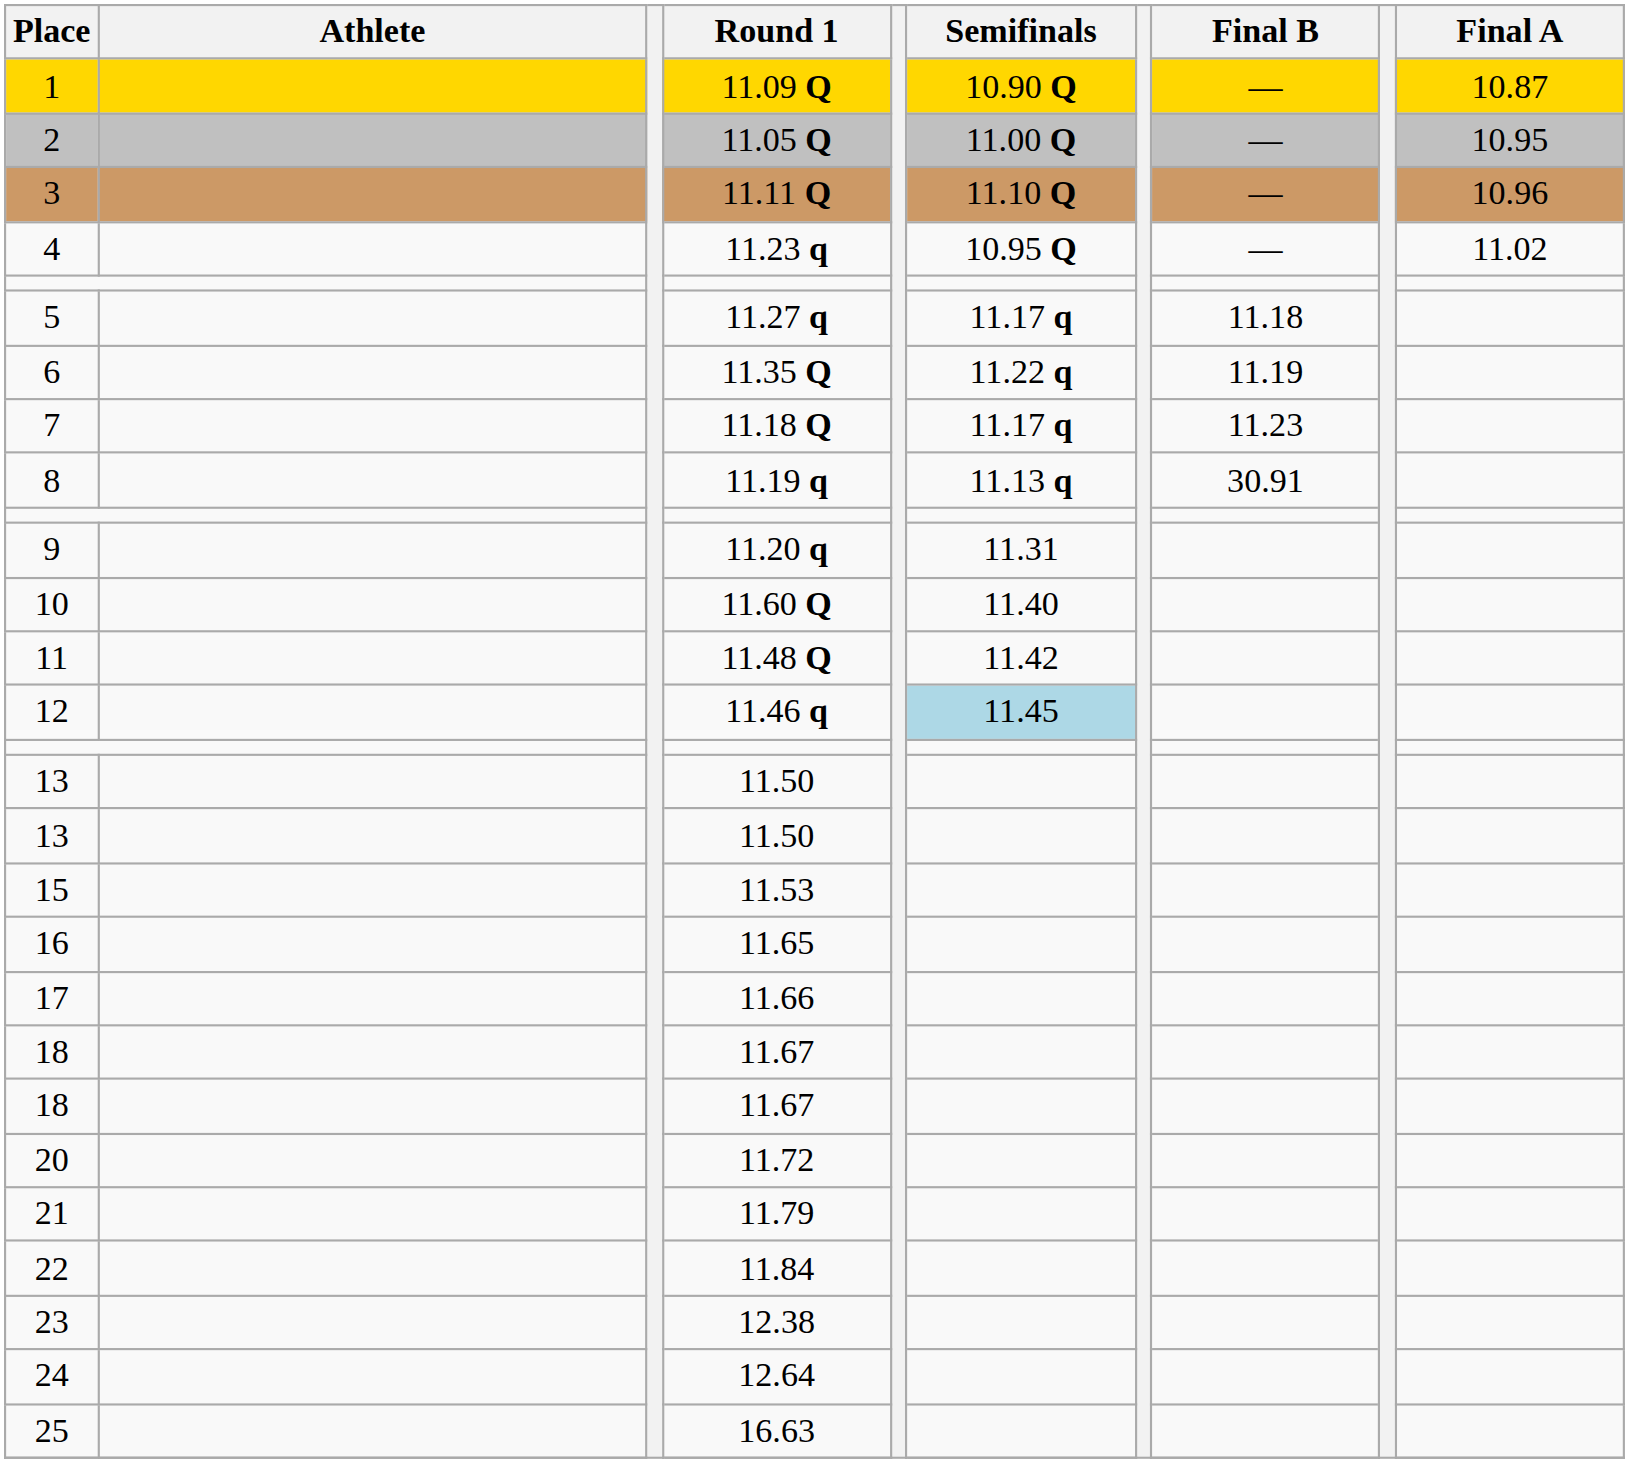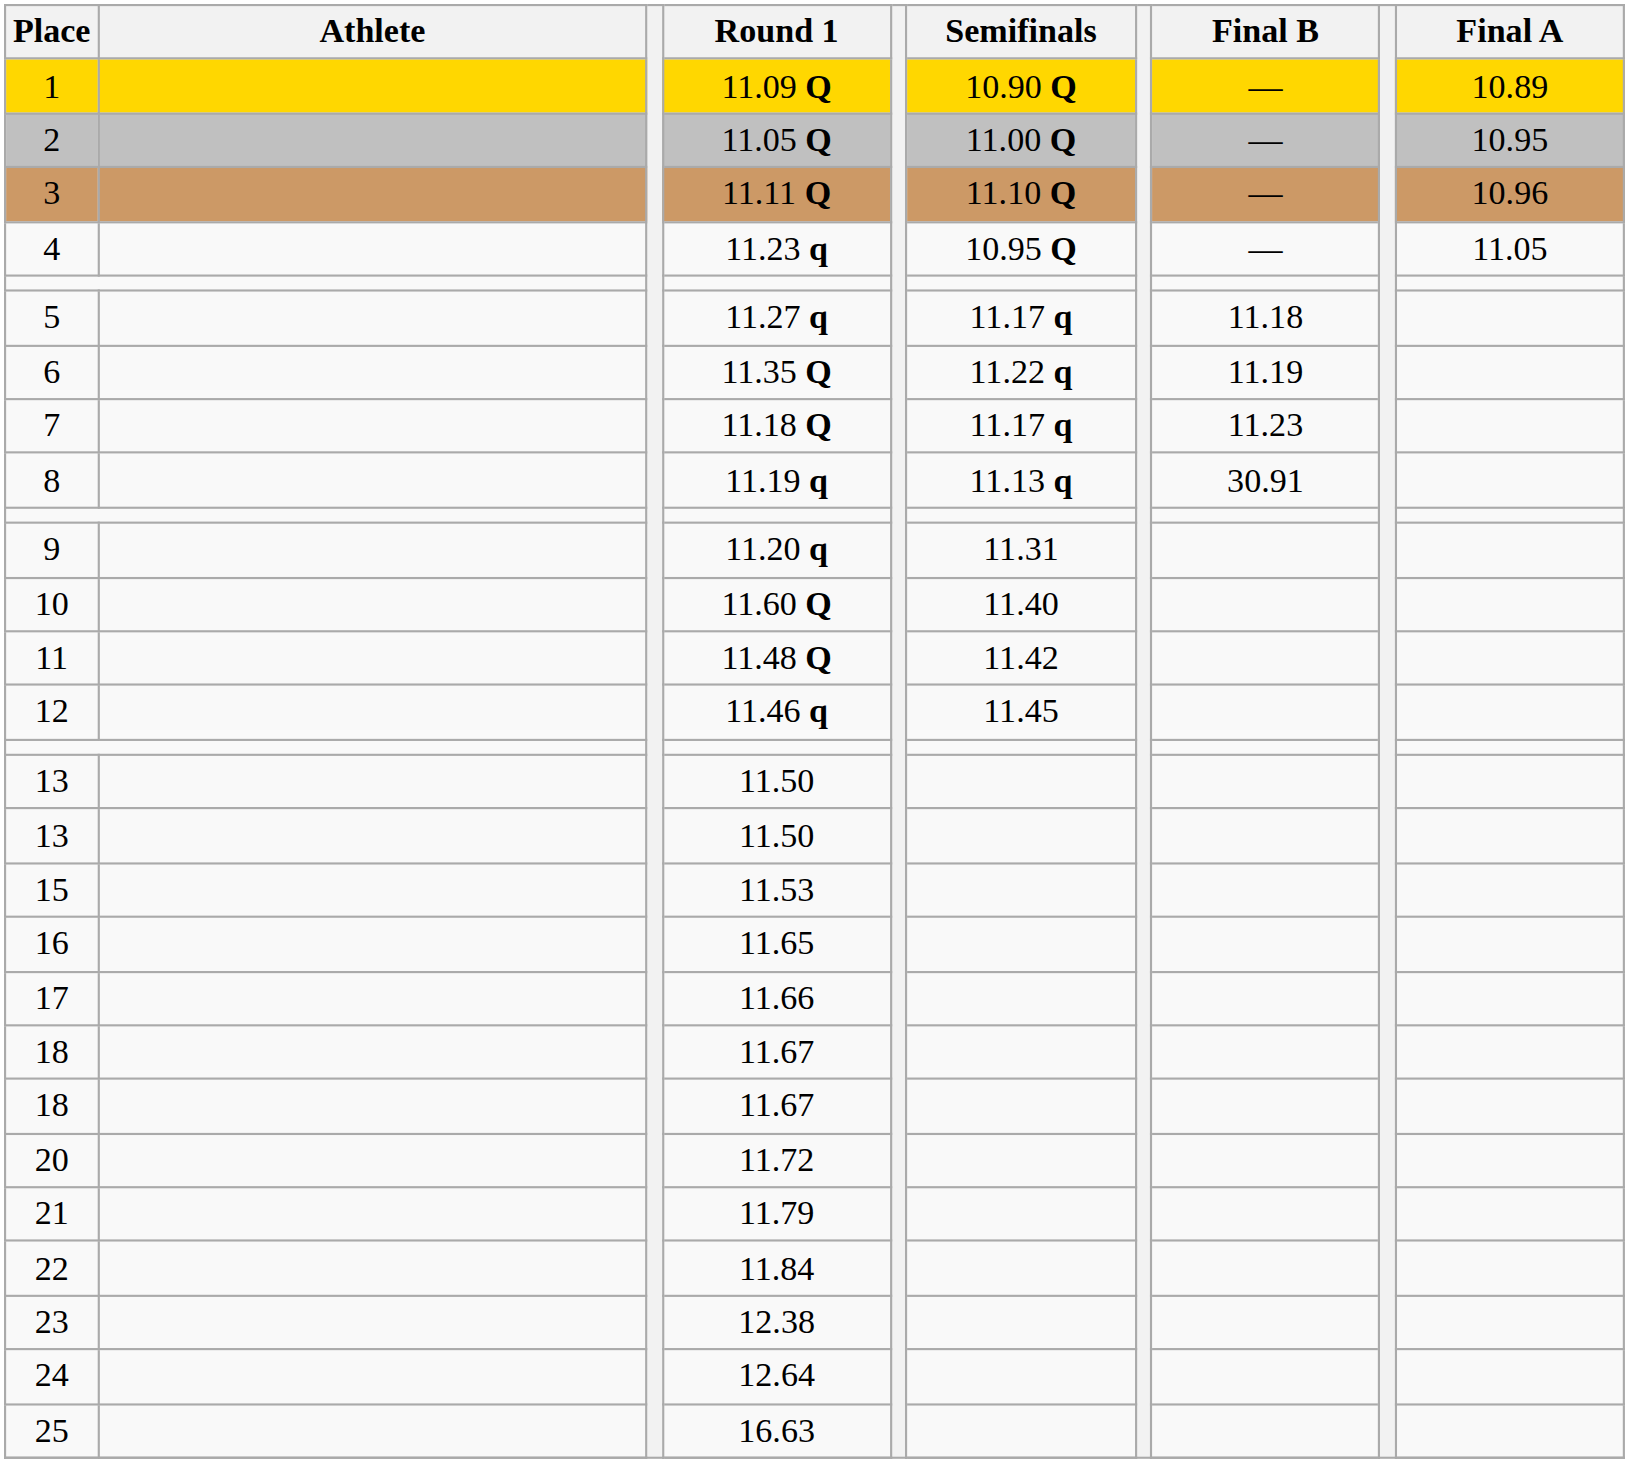(1510, 85) 10.87 -> (1510, 85) 10.89
(1510, 247) 11.02 -> (1510, 247) 11.05
(1021, 711) lightblue background -> (1021, 711) no background
